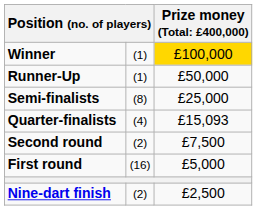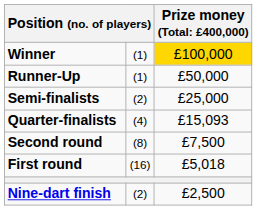(140, 99) (8) -> (140, 99) (2)
(140, 144) (2) -> (140, 144) (8)
(203, 165) £5,000 -> (203, 165) £5,018
